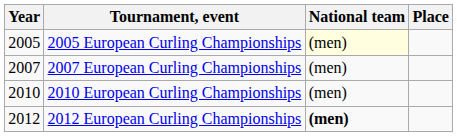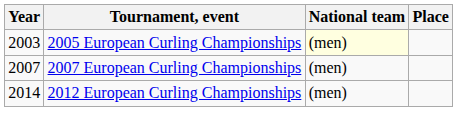(24, 42) 2005 -> (24, 42) 2003
- row: (174, 93)
(24, 118) 2012 -> (24, 93) 2014
(329, 118) bold -> (328, 93) normal
